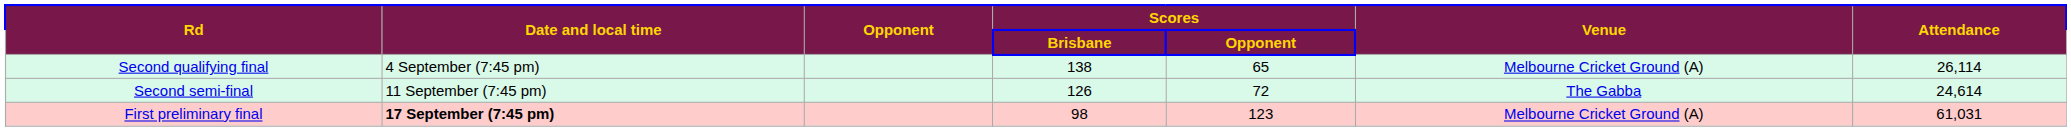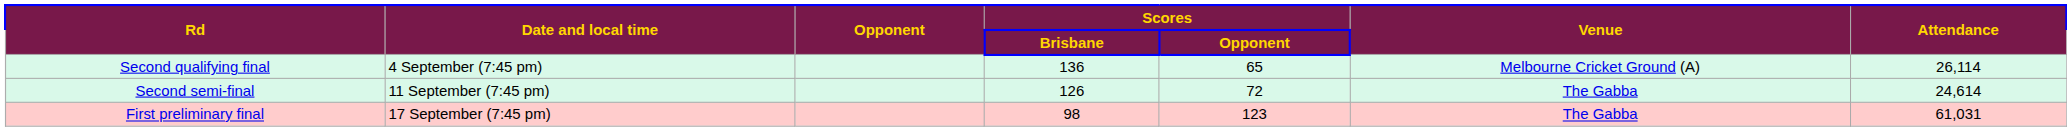(1079, 67) 138 -> (1072, 67) 136
(470, 115) bold -> (470, 115) normal
(1604, 115) Melbourne Cricket Ground (A) -> (1600, 115) The Gabba
